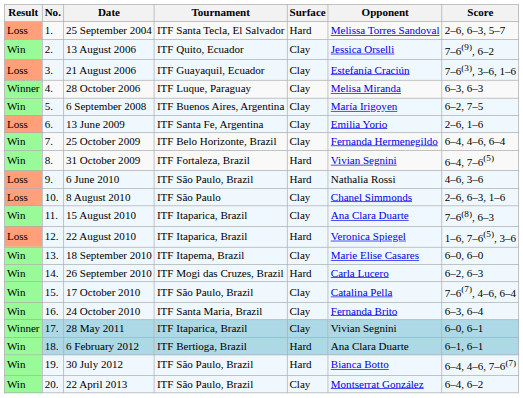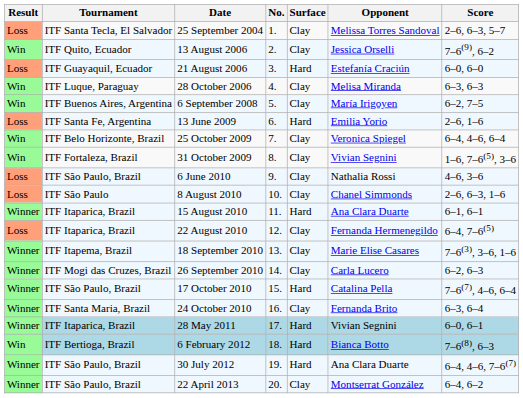columns swapped: (53, 13) <-> (221, 13)
(301, 30) Hard -> (300, 30) Clay
(300, 70) Clay -> (301, 68) Hard
(480, 70) 7–6(3), 3–6, 1–6 -> (464, 68) 6–0, 6–0
(23, 89) Winner -> (16, 86) Win
(300, 124) Clay -> (301, 121) Hard
(384, 141) Fernanda Hermenegildo -> (368, 138) Veronica Spiegel
(301, 160) Hard -> (300, 157) Clay
(469, 160) 6–4, 7–6(5) -> (480, 157) 1–6, 7–6(5), 3–6
(301, 179) Hard -> (300, 176) Clay
(16, 216) Win -> (23, 211) Winner
(300, 216) Clay -> (301, 211) Hard
(469, 216) 7–6(8), 6–3 -> (464, 211) 6–1, 6–1
(301, 236) Hard -> (300, 230) Clay
(368, 236) Veronica Spiegel -> (384, 230) Fernanda Hermenegildo
(480, 236) 1–6, 7–6(5), 3–6 -> (469, 230) 6–4, 7–6(5)
(16, 255) Win -> (23, 251) Winner
(464, 255) 6–0, 6–0 -> (480, 251) 7–6(3), 3–6, 1–6
(16, 273) Win -> (23, 270) Winner
(301, 273) Hard -> (300, 270) Clay
(16, 292) Win -> (23, 289) Winner
(300, 292) Clay -> (301, 289) Hard
(16, 311) Win -> (23, 308) Winner
(300, 328) Clay -> (301, 325) Hard
(370, 346) Ana Clara Duarte -> (360, 344) Bianca Botto
(464, 346) 6–1, 6–1 -> (469, 344) 7–6(8), 6–3
(16, 365) Win -> (23, 365) Winner
(360, 365) Bianca Botto -> (370, 365) Ana Clara Duarte
(16, 384) Win -> (23, 384) Winner
